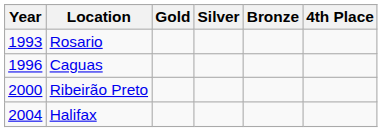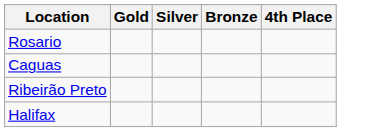- column: (25, 17)
